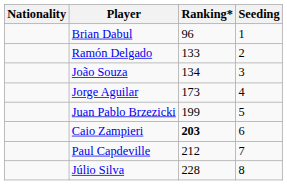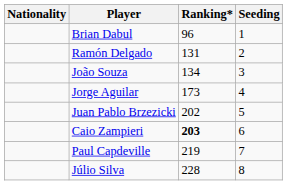(191, 53) 133 -> (191, 53) 131
(191, 111) 199 -> (191, 111) 202
(191, 151) 212 -> (191, 151) 219
